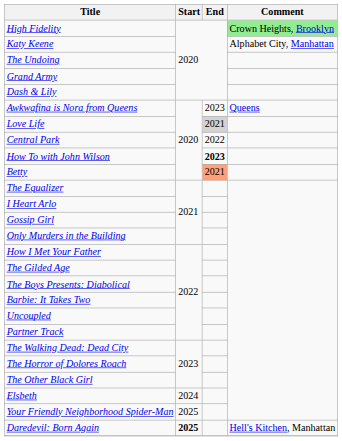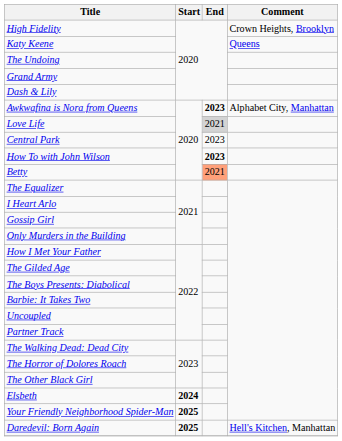(282, 28) lightgreen background -> (282, 28) no background
(282, 44) Alphabet City, Manhattan -> (245, 44) Queens
(215, 108) normal -> (215, 108) bold
(245, 108) Queens -> (282, 108) Alphabet City, Manhattan
(215, 140) 2022 -> (215, 140) 2023
(188, 396) normal -> (188, 396) bold
(188, 412) normal -> (188, 412) bold
